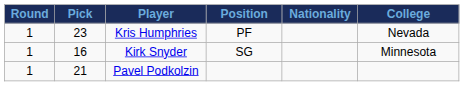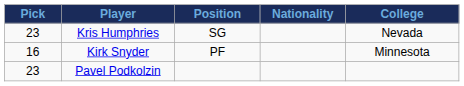- column: (30, 14)
(244, 33) PF -> (217, 33) SG
(244, 52) SG -> (217, 52) PF
(80, 71) 21 -> (33, 71) 23
